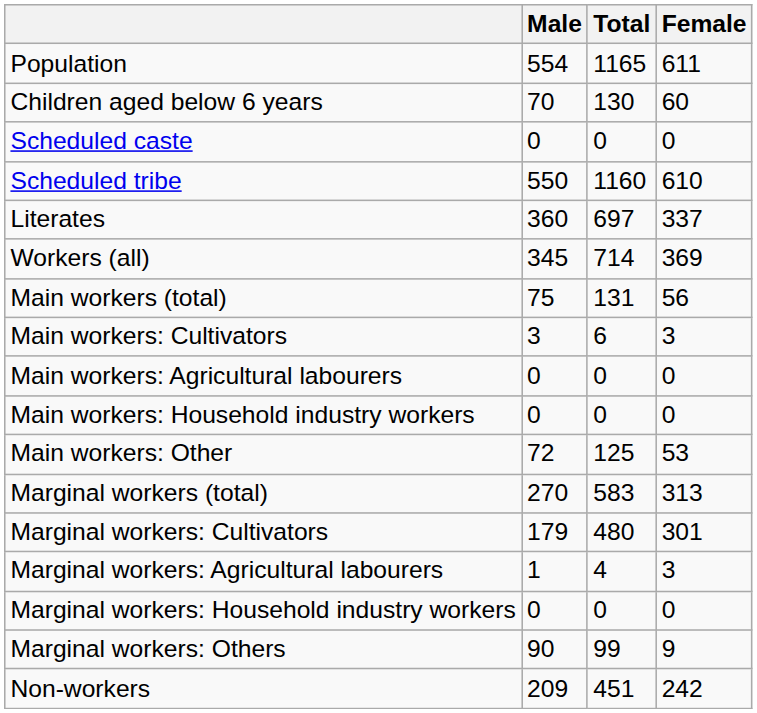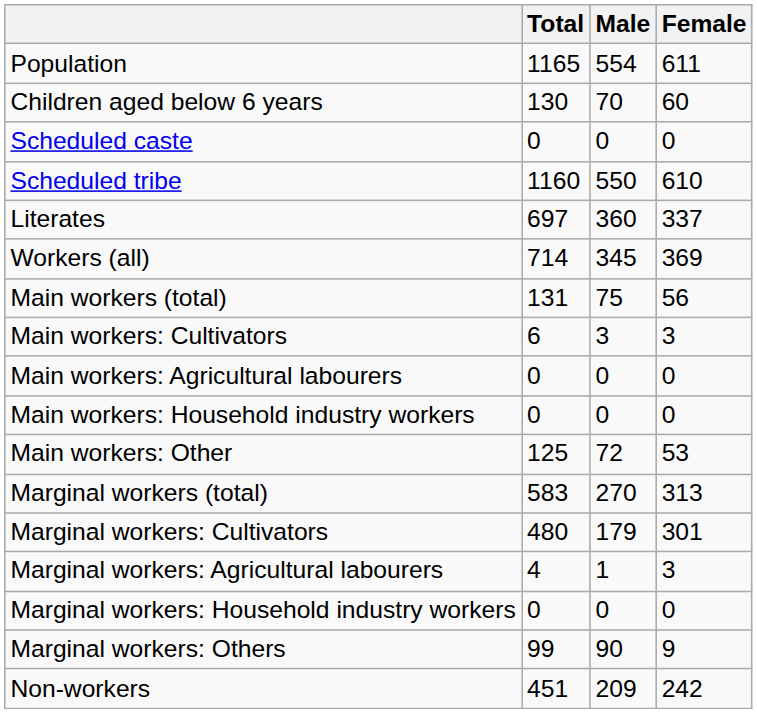columns swapped: (622, 24) <-> (555, 24)
